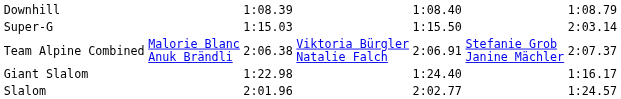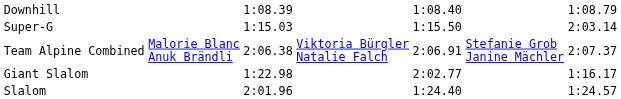(437, 74) 1:24.40 -> (437, 74) 2:02.77
(437, 91) 2:02.77 -> (437, 91) 1:24.40
